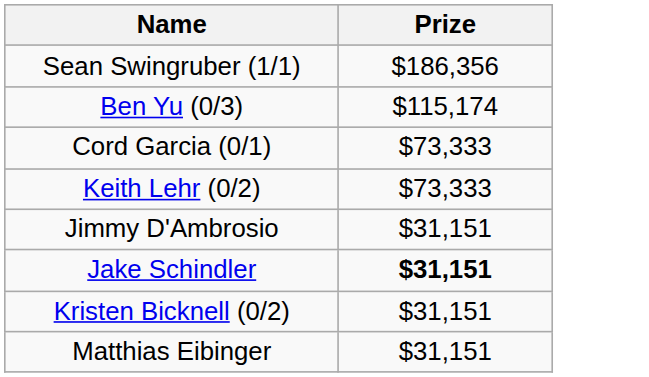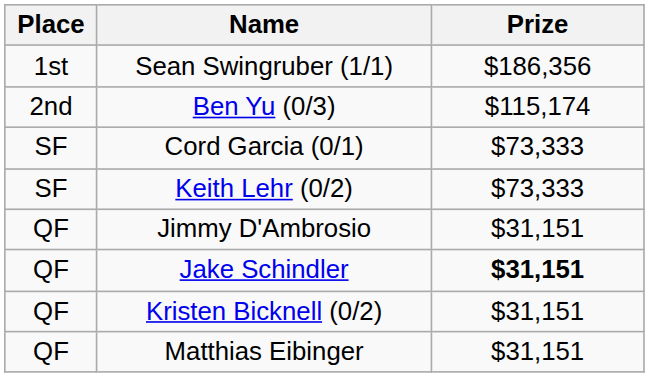+ column: (51, 24)
